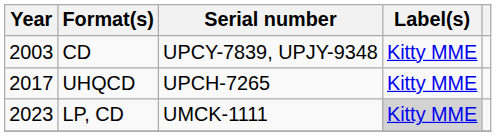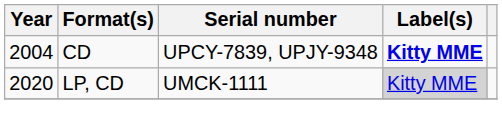(31, 51) 2003 -> (31, 51) 2004
(432, 51) normal -> (435, 51) bold
- row: (99, 83)
(31, 114) 2023 -> (31, 83) 2020
